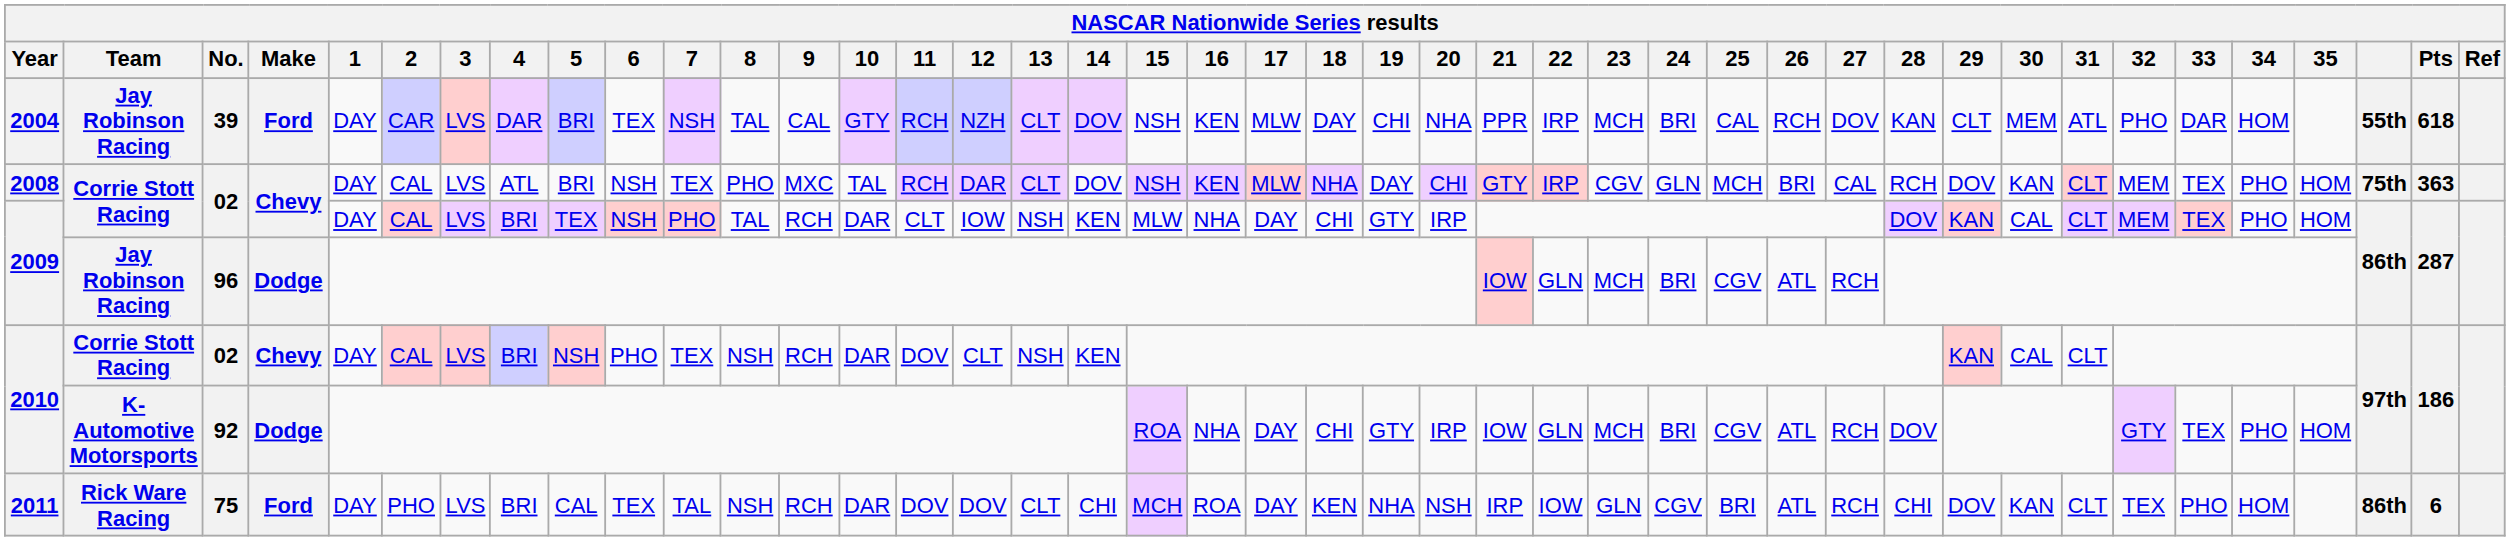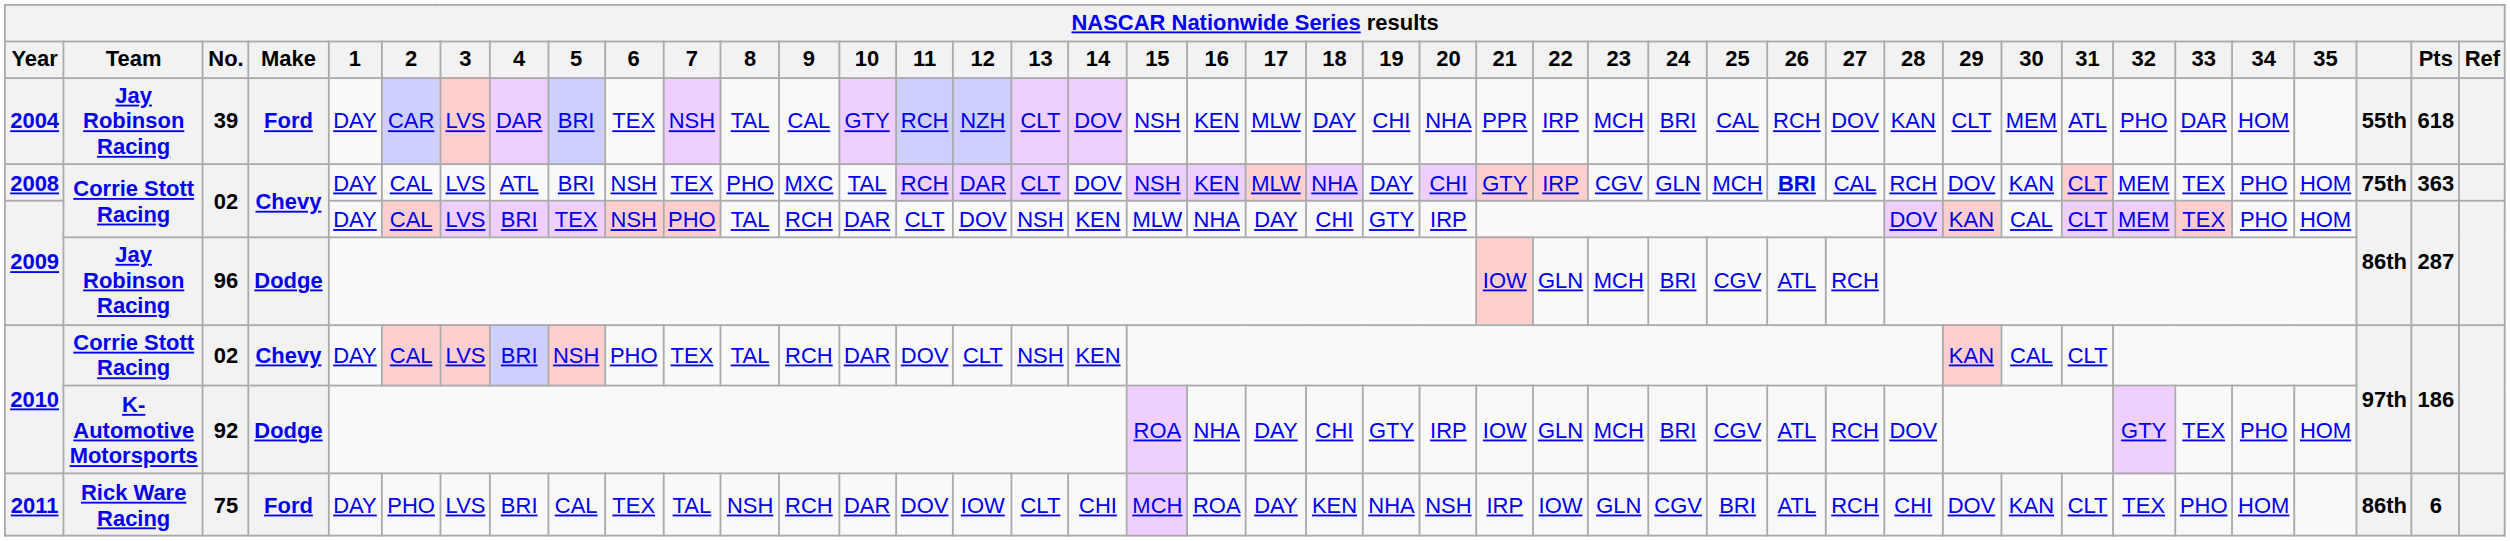(1797, 183) normal -> (1797, 183) bold
(983, 219) IOW -> (983, 219) DOV
(750, 356) NSH -> (750, 356) TAL
(983, 505) DOV -> (983, 505) IOW
